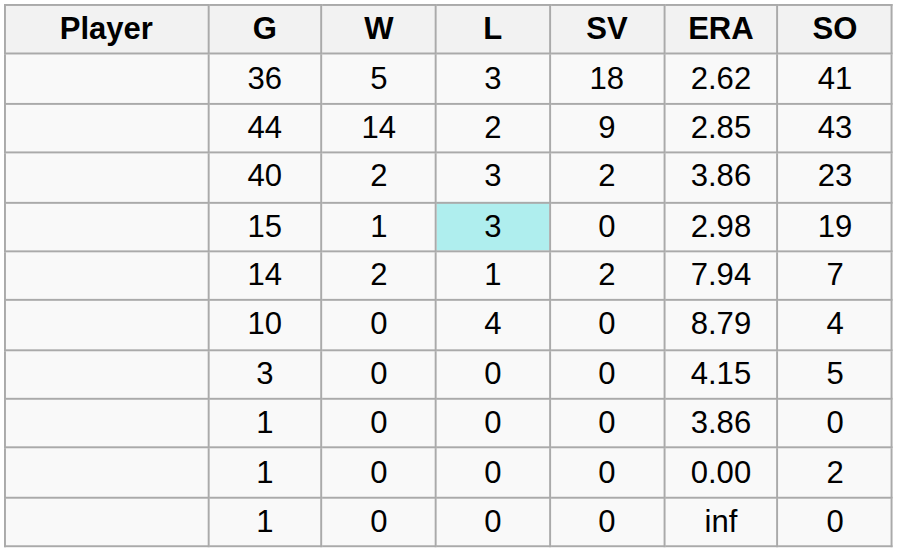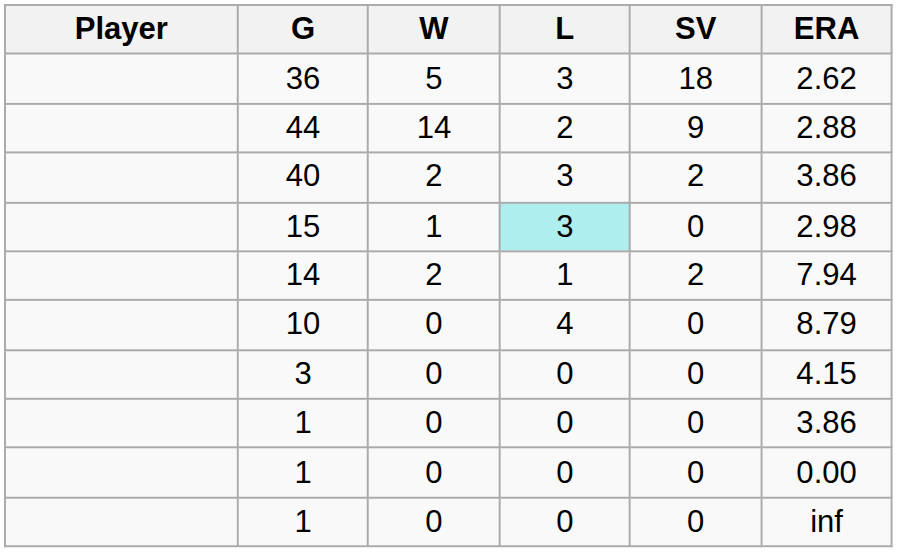- column: (835, 29)
(721, 127) 2.85 -> (827, 127) 2.88
